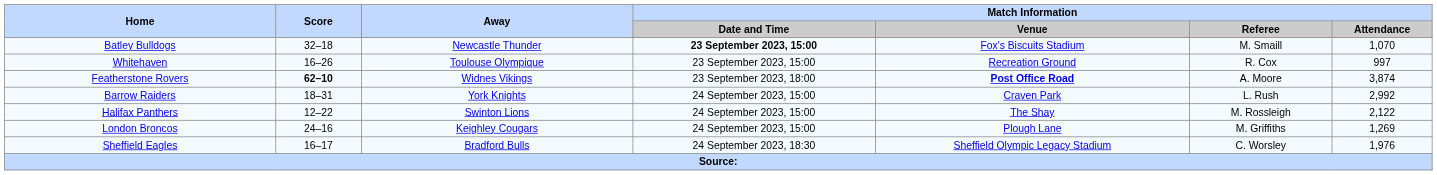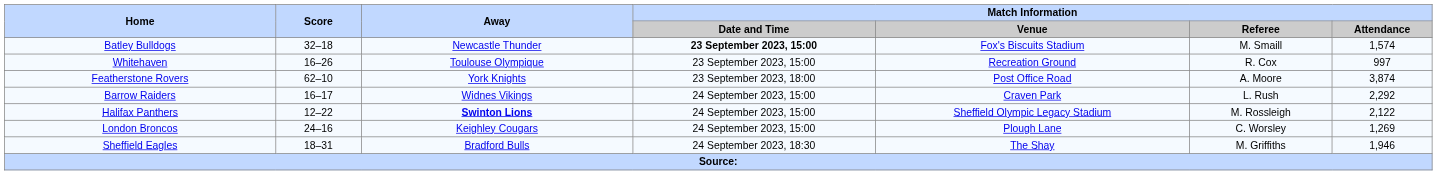(1382, 46) 1,070 -> (1382, 46) 1,574
(318, 79) bold -> (318, 79) normal
(497, 79) Widnes Vikings -> (497, 79) York Knights
(1032, 79) bold -> (1032, 79) normal
(318, 95) 18–31 -> (318, 95) 16–17
(497, 95) York Knights -> (497, 95) Widnes Vikings
(1382, 95) 2,992 -> (1382, 95) 2,292
(497, 112) normal -> (497, 112) bold
(1032, 112) The Shay -> (1032, 112) Sheffield Olympic Legacy Stadium
(1261, 129) M. Griffiths -> (1261, 129) C. Worsley
(318, 145) 16–17 -> (318, 145) 18–31
(1032, 145) Sheffield Olympic Legacy Stadium -> (1032, 145) The Shay
(1261, 145) C. Worsley -> (1261, 145) M. Griffiths
(1382, 145) 1,976 -> (1382, 145) 1,946
